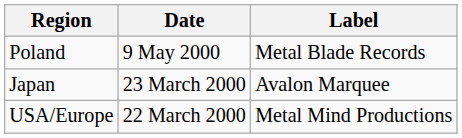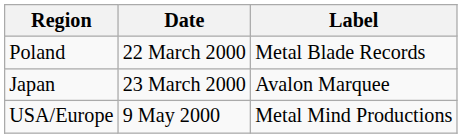(171, 52) 9 May 2000 -> (184, 52) 22 March 2000
(184, 116) 22 March 2000 -> (171, 116) 9 May 2000
